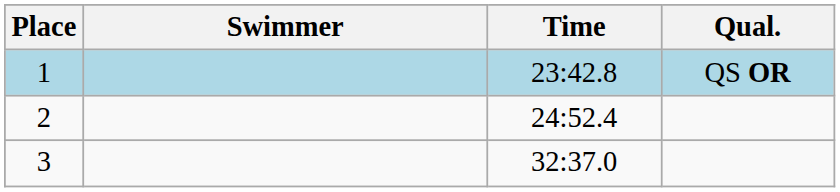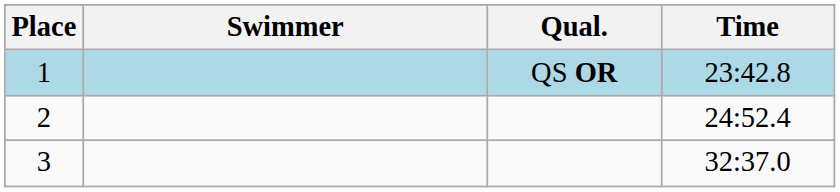columns swapped: (574, 27) <-> (748, 27)
